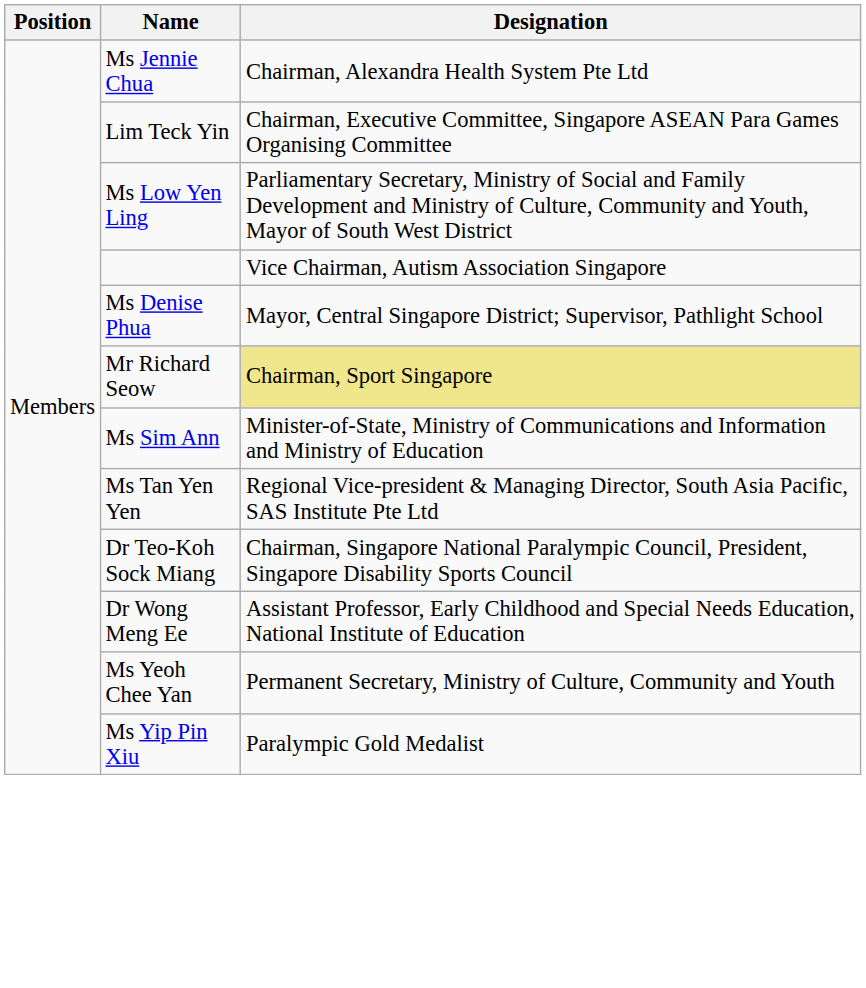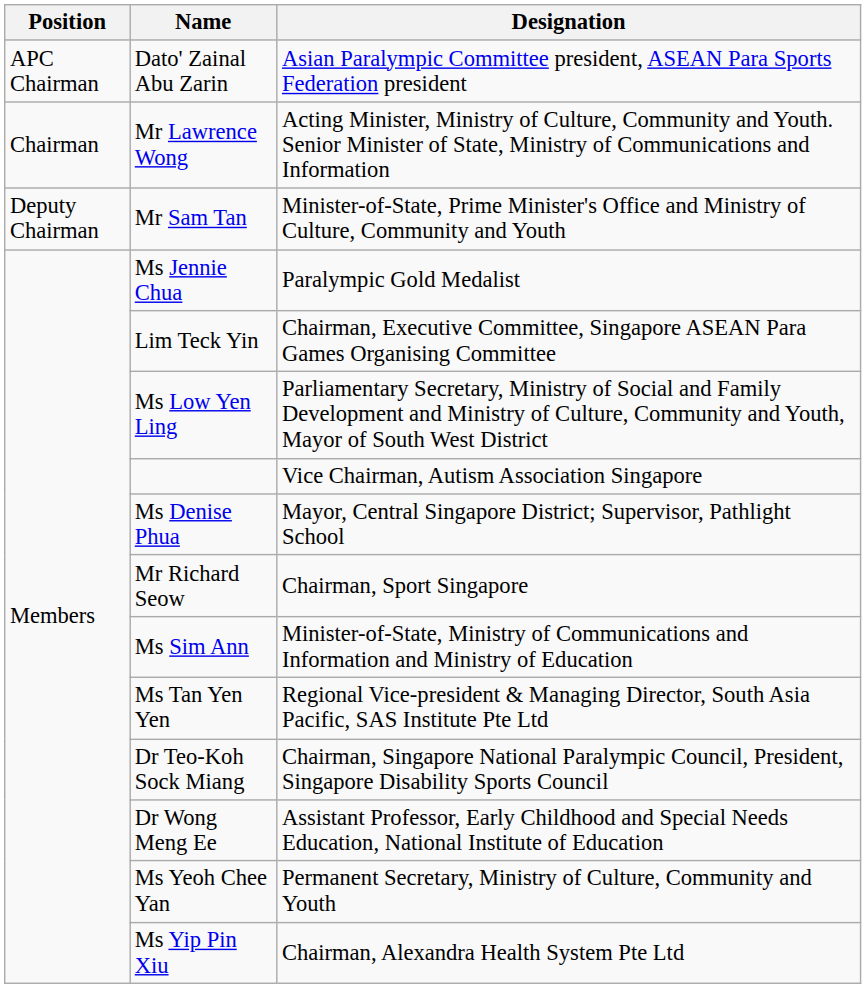+ row: (190, 70)
+ row: (196, 144)
+ row: (191, 218)
(447, 70) Chairman, Alexandra Health System Pte Ltd -> (401, 279) Paralympic Gold Medalist
(369, 376) khaki background -> (405, 585) no background
(365, 743) Paralympic Gold Medalist -> (483, 952) Chairman, Alexandra Health System Pte Ltd
